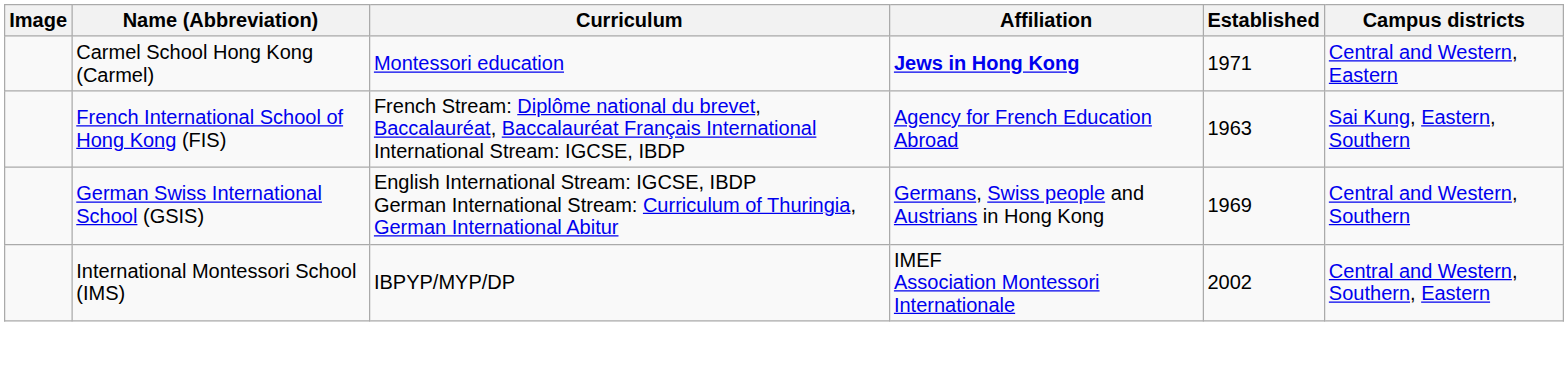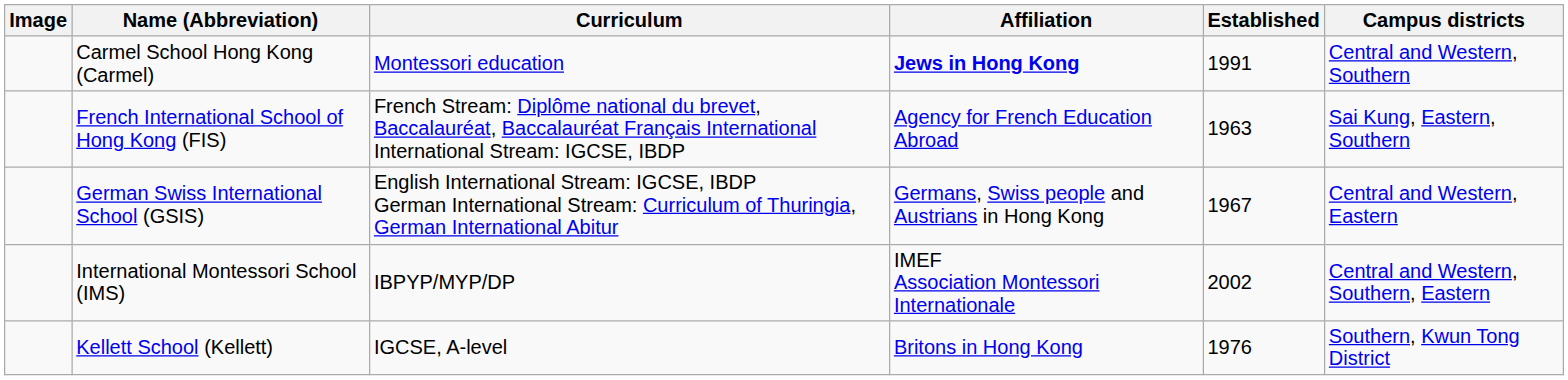(1230, 63) 1971 -> (1230, 63) 1991
(1423, 63) Central and Western, Eastern -> (1423, 63) Central and Western, Southern
(1230, 205) 1969 -> (1230, 205) 1967
(1423, 205) Central and Western, Southern -> (1423, 205) Central and Western, Eastern
+ row: (175, 347)
